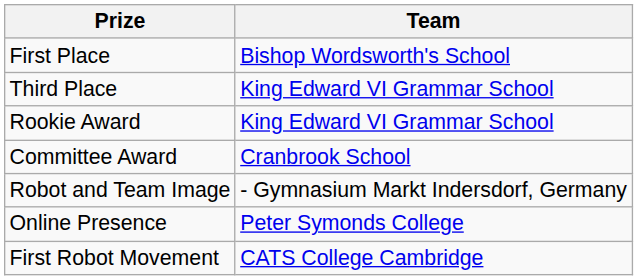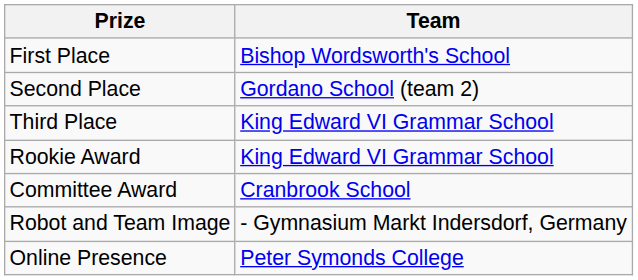+ row: (75, 88)
- row: (114, 257)
